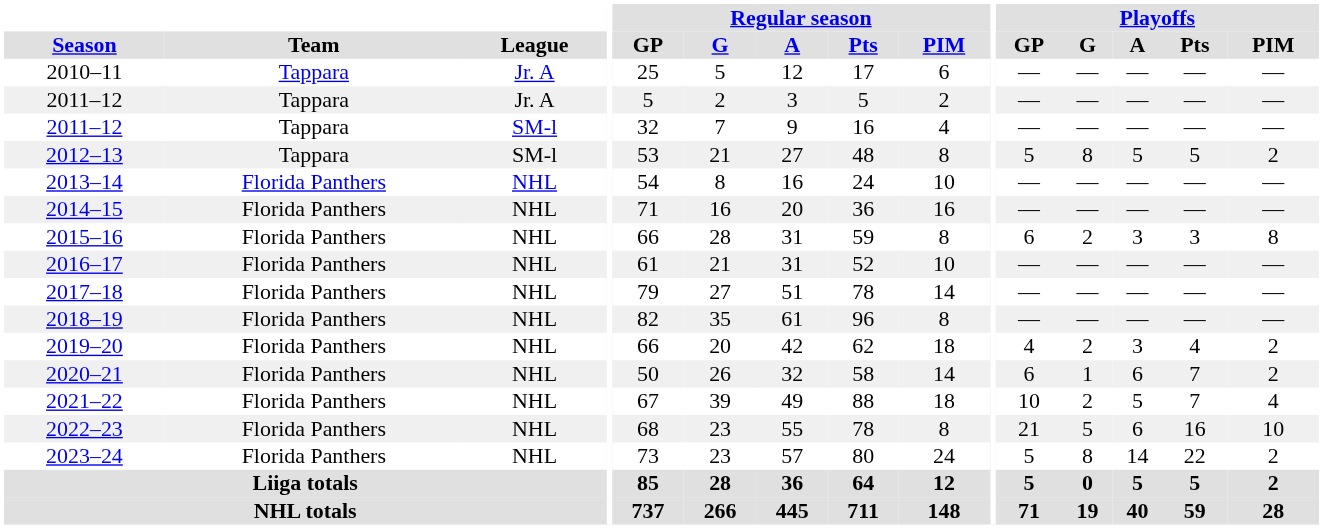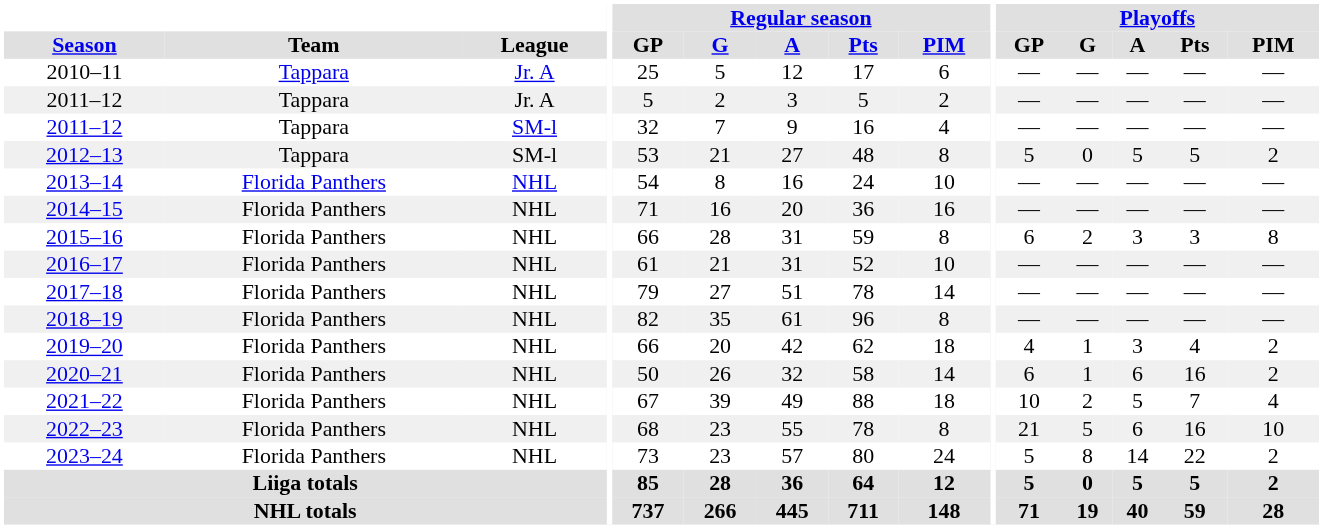(1088, 154) 8 -> (1088, 154) 0
(1088, 346) 2 -> (1088, 346) 1
(1195, 373) 7 -> (1195, 373) 16
